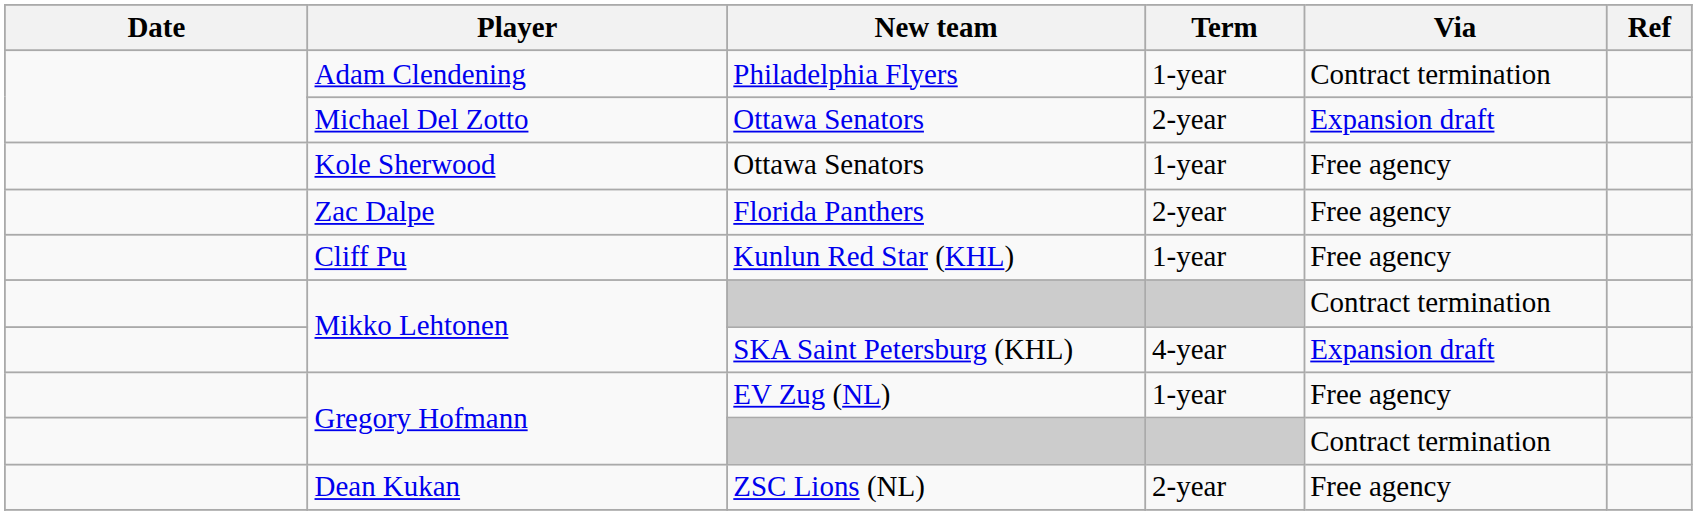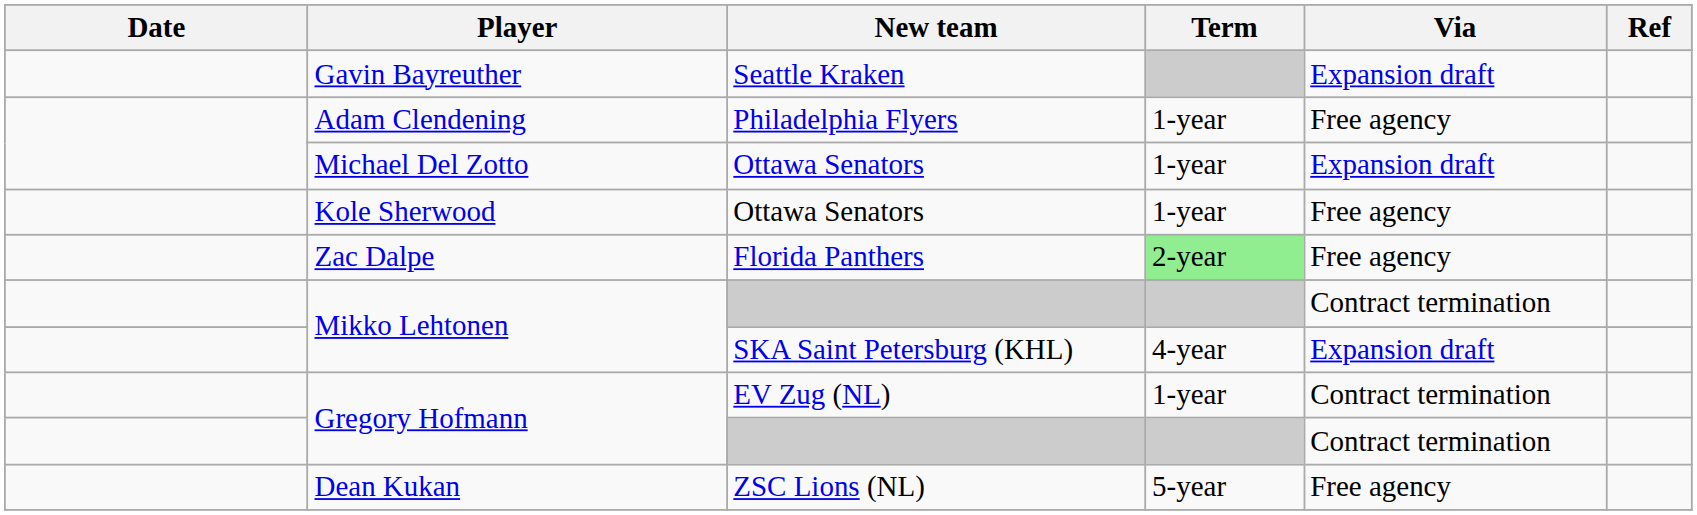+ row: (418, 73)
(1430, 73) Contract termination -> (1381, 119) Free agency
(1189, 119) 2-year -> (1189, 165) 1-year
(1189, 211) no background -> (1189, 257) lightgreen background
- row: (361, 257)
(1381, 394) Free agency -> (1430, 394) Contract termination
(1189, 486) 2-year -> (1189, 486) 5-year
